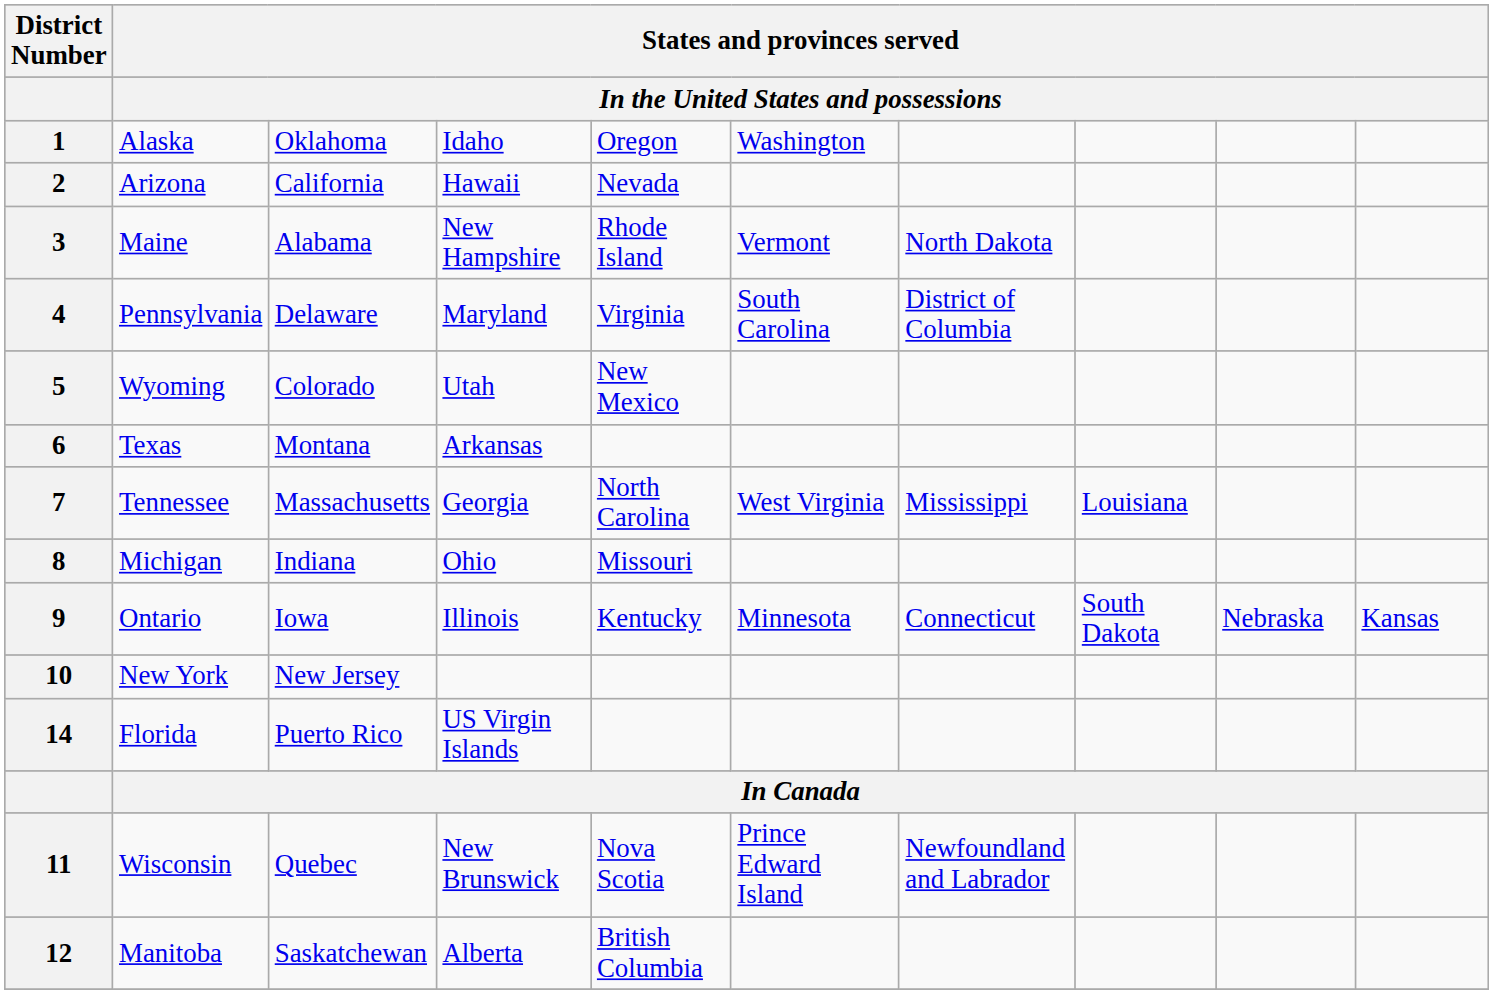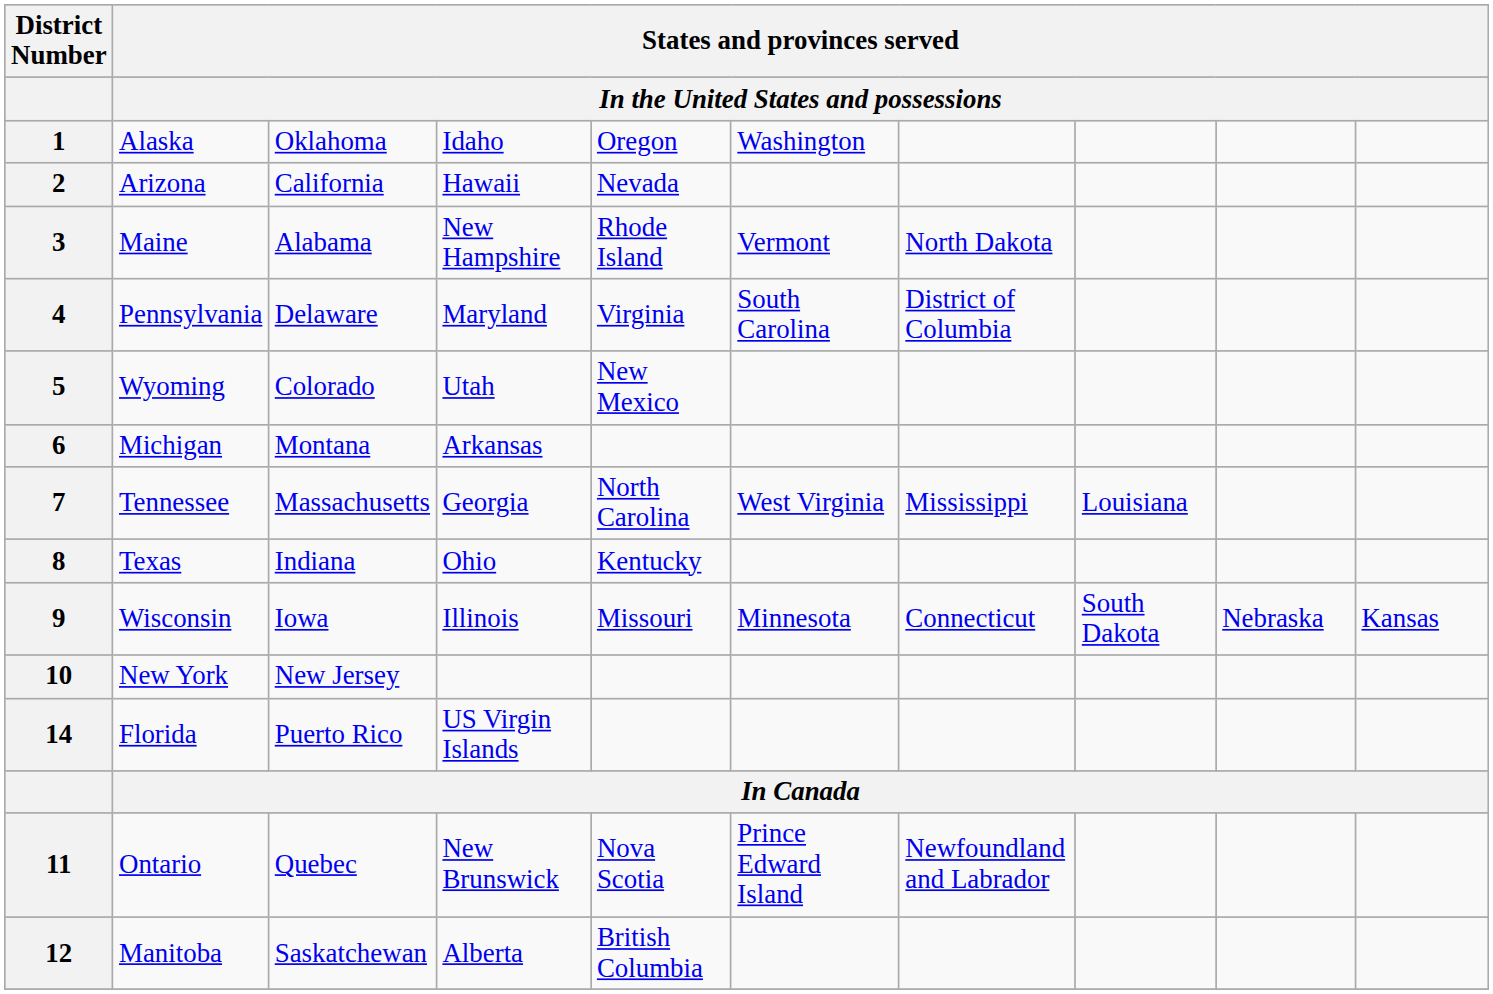(150, 445) Texas -> (171, 445) Michigan
(171, 560) Michigan -> (150, 560) Texas
(645, 560) Missouri -> (649, 560) Kentucky
(160, 618) Ontario -> (175, 618) Wisconsin
(649, 618) Kentucky -> (645, 618) Missouri
(175, 864) Wisconsin -> (160, 864) Ontario
